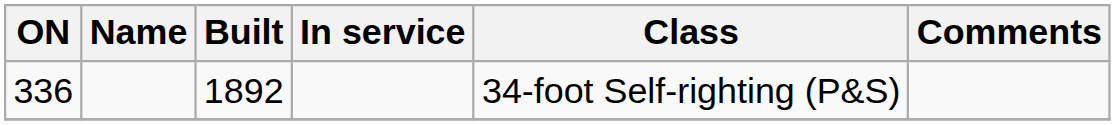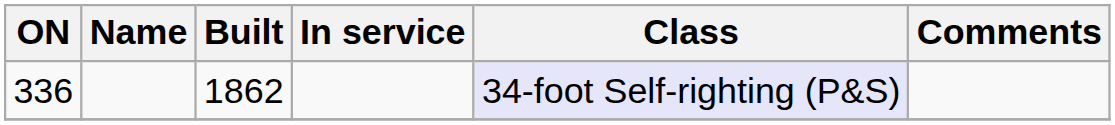(244, 89) 1892 -> (244, 89) 1862
(691, 89) no background -> (691, 89) lavender background
